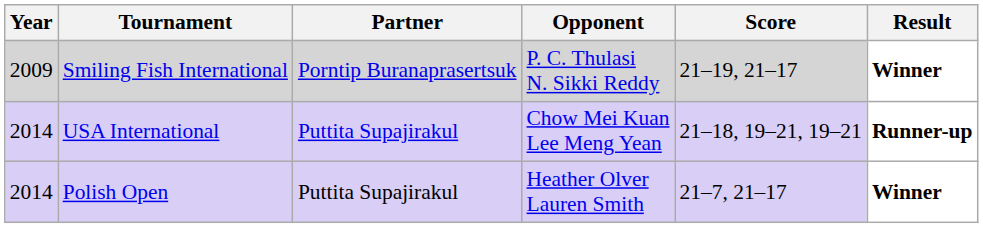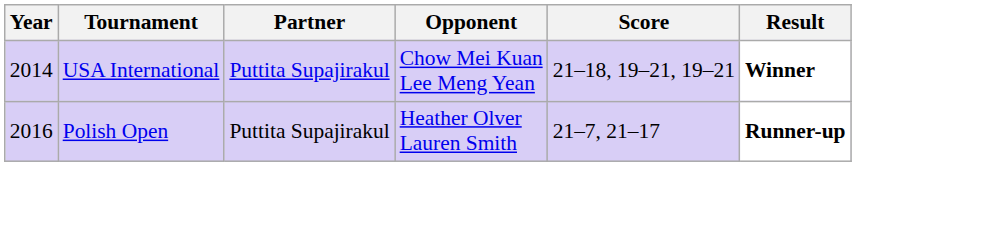- row: (175, 70)
(922, 131) Runner-up -> (780, 70) Winner
(31, 192) 2014 -> (31, 131) 2016
(907, 192) Winner -> (795, 131) Runner-up
